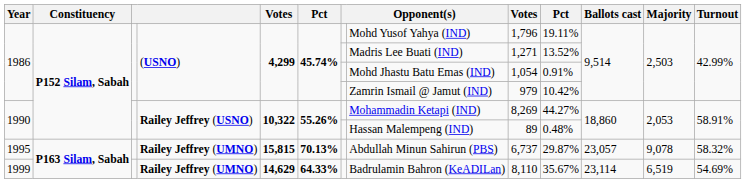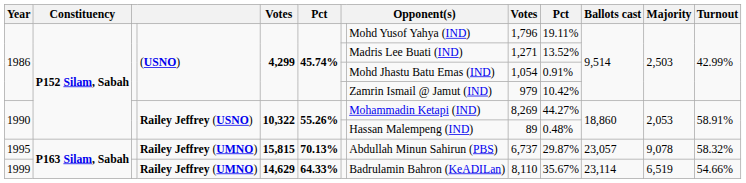(715, 168) 54.69% -> (715, 168) 54.66%
